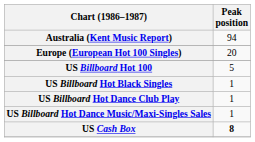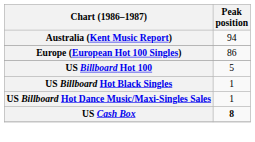(232, 53) 20 -> (232, 53) 86
- row: (109, 99)
